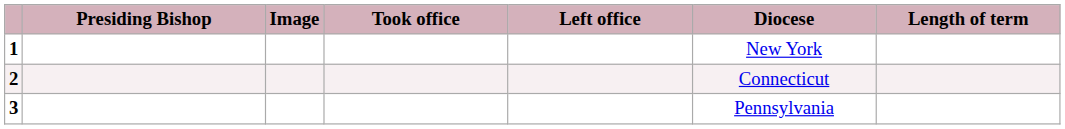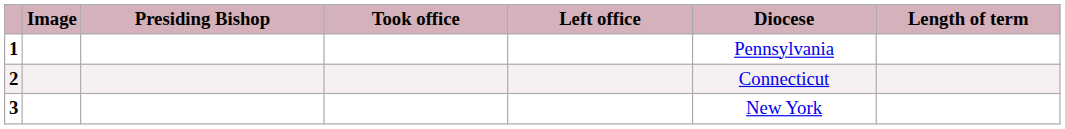columns swapped: (144, 19) <-> (294, 19)
(784, 49) New York -> (784, 49) Pennsylvania
(784, 108) Pennsylvania -> (784, 108) New York
